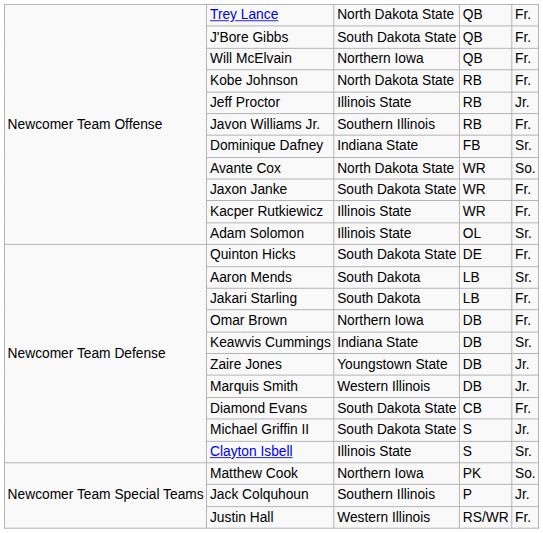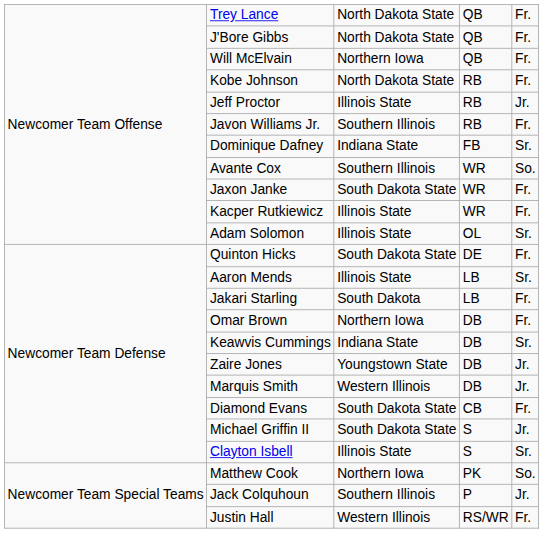(397, 37) South Dakota State -> (396, 37) North Dakota State
(396, 168) North Dakota State -> (386, 168) Southern Illinois
(379, 277) South Dakota -> (374, 277) Illinois State
